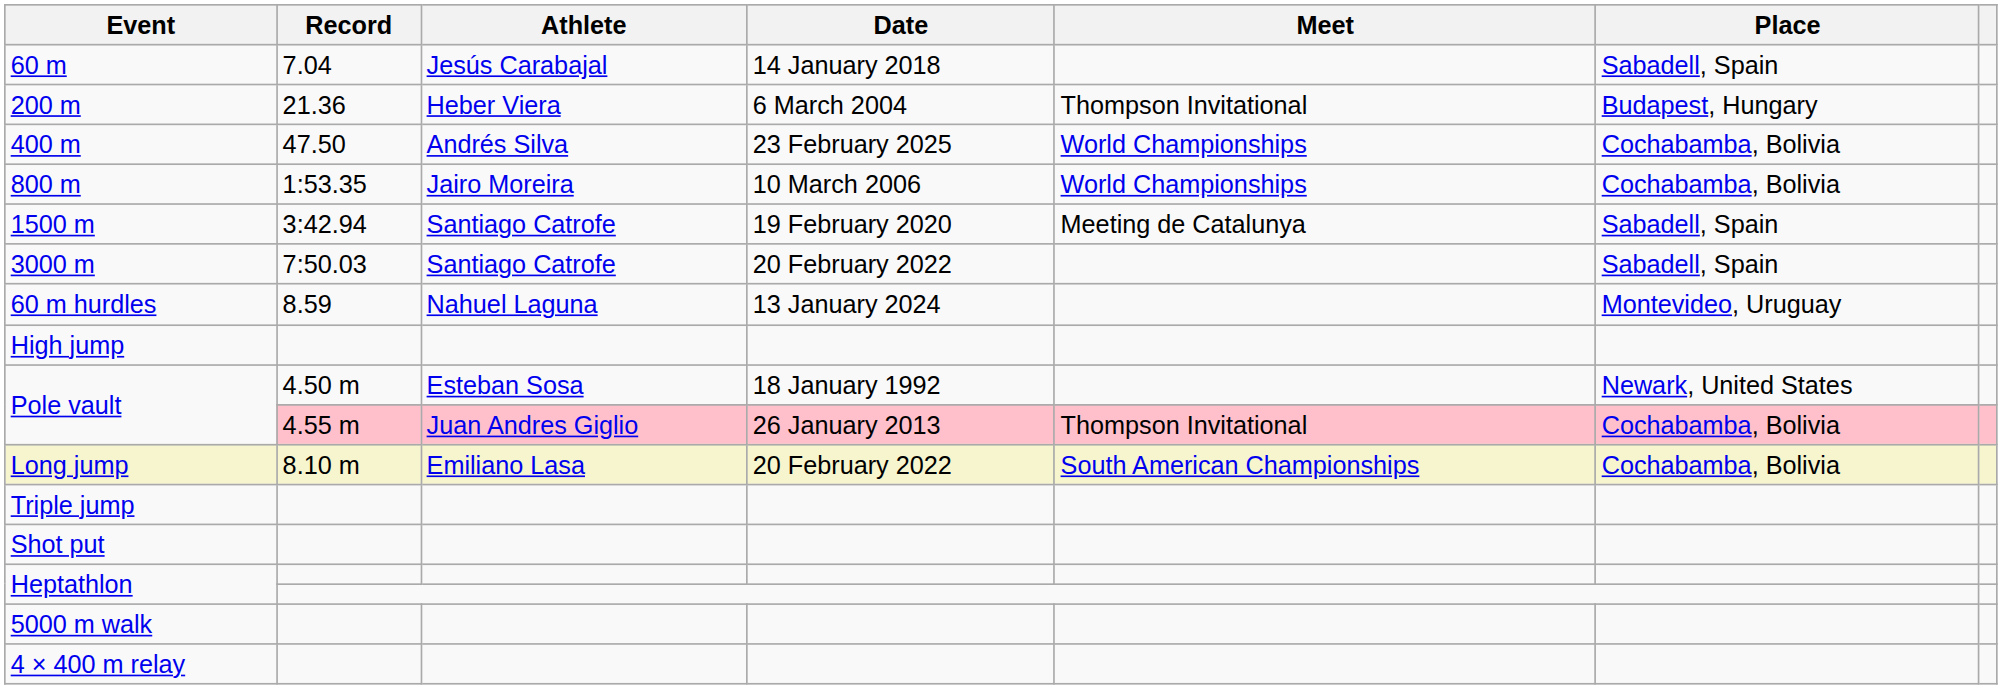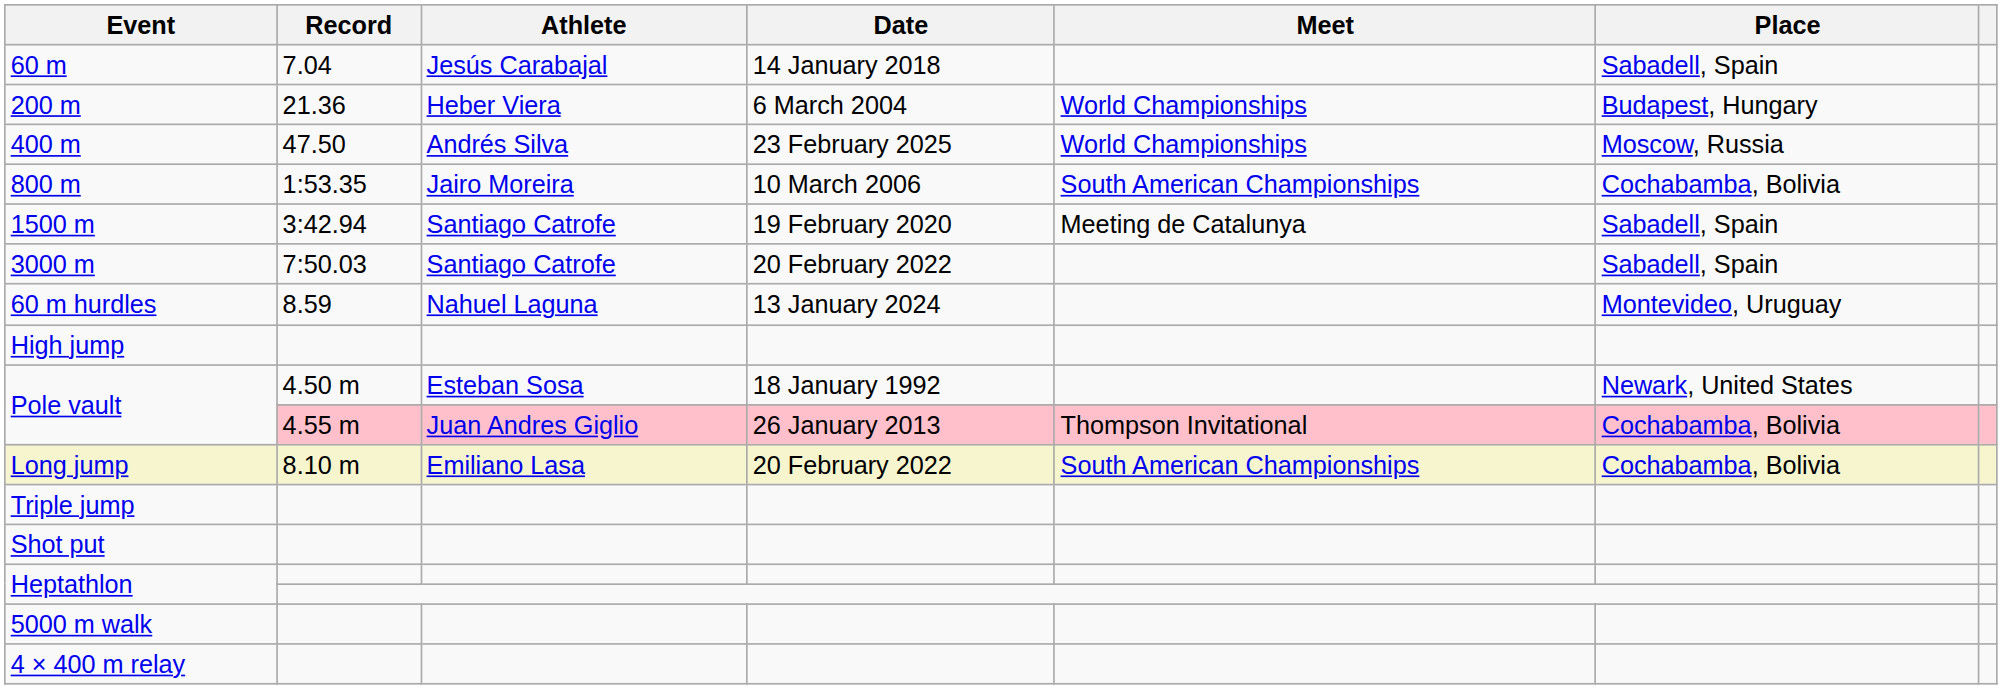(1184, 105) Thompson Invitational -> (1184, 105) World Championships
(1721, 145) Cochabamba, Bolivia -> (1693, 145) Moscow, Russia
(1184, 185) World Championships -> (1240, 185) South American Championships
